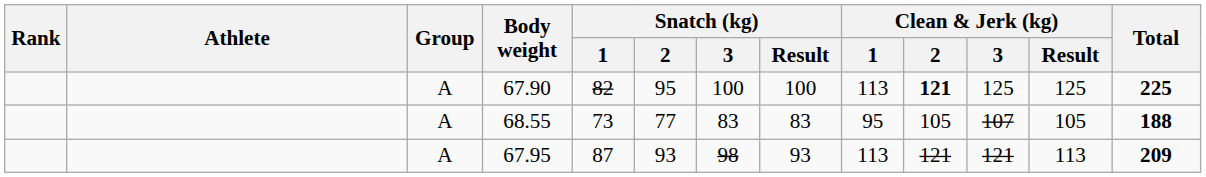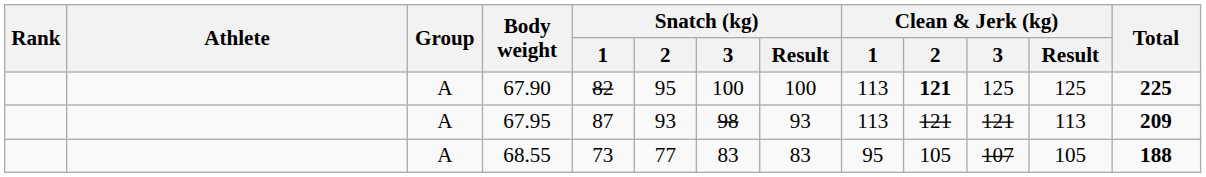rows swapped: (527, 155) <-> (527, 121)
